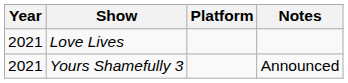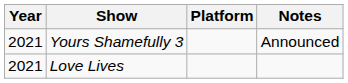rows swapped: (87, 41) <-> (117, 66)
